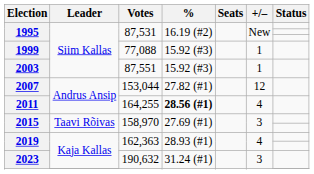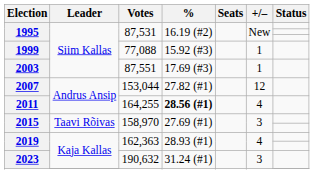(188, 68) 15.92 (#3) -> (188, 68) 17.69 (#3)
